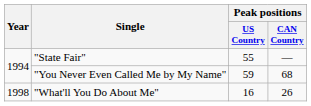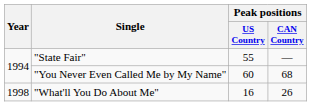(248, 74) 59 -> (248, 74) 60
